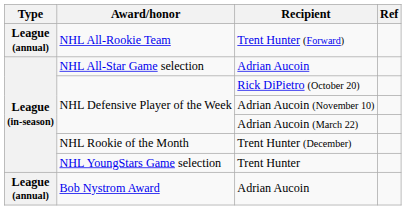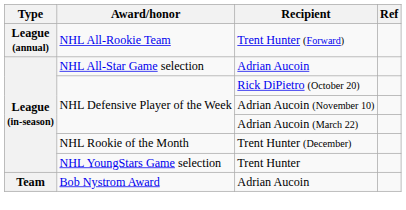(31, 188) League (annual) -> (31, 182) Team
